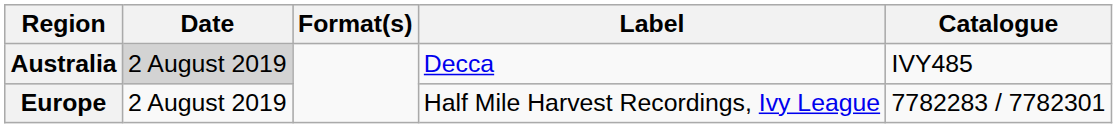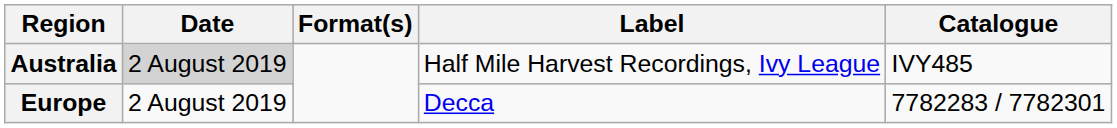(459, 63) Decca -> (652, 63) Half Mile Harvest Recordings, Ivy League
(652, 102) Half Mile Harvest Recordings, Ivy League -> (459, 102) Decca
